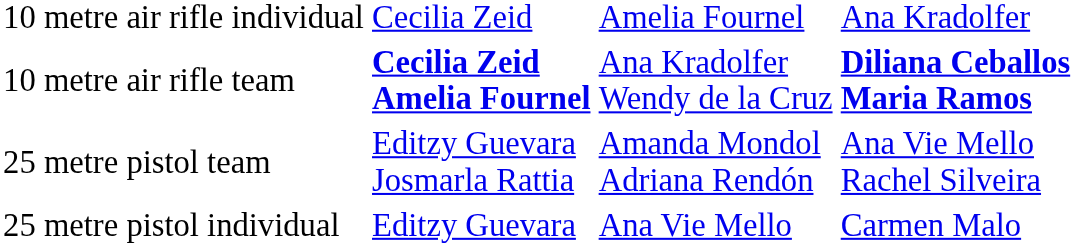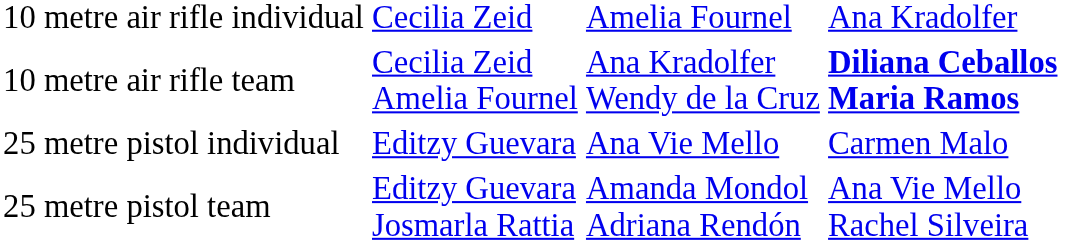(481, 80) bold -> (475, 80) normal
rows swapped: (171, 225) <-> (137, 161)
